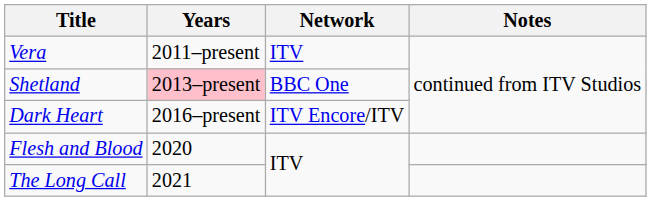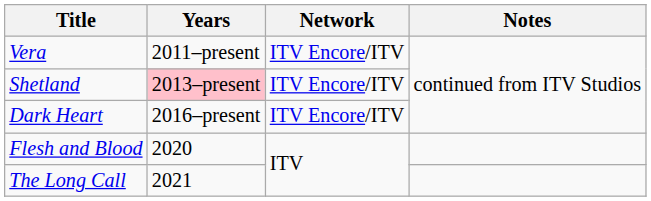(287, 52) ITV -> (337, 52) ITV Encore/ITV
(309, 84) BBC One -> (337, 84) ITV Encore/ITV
